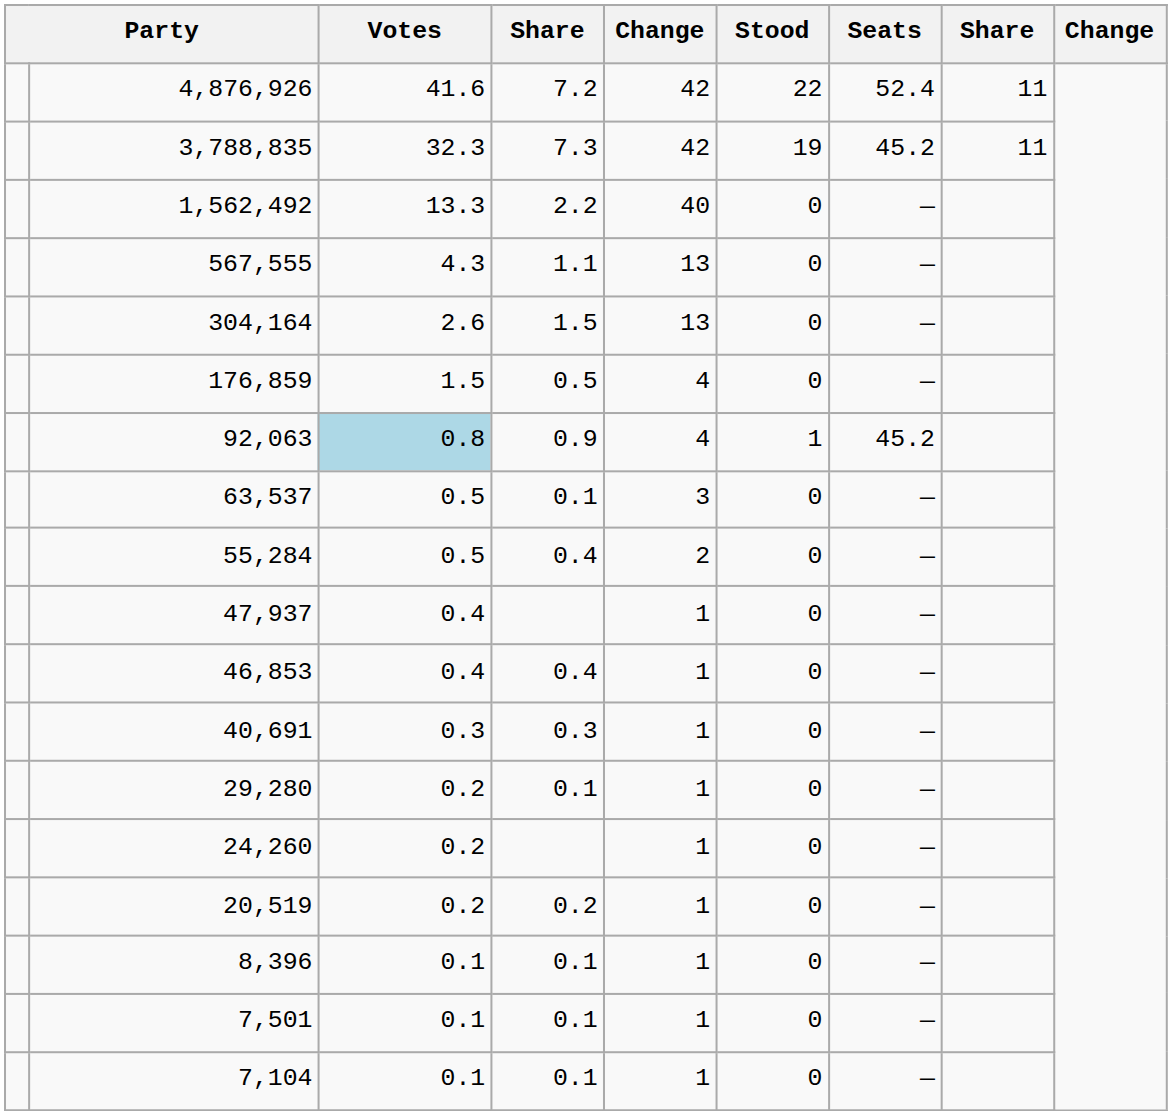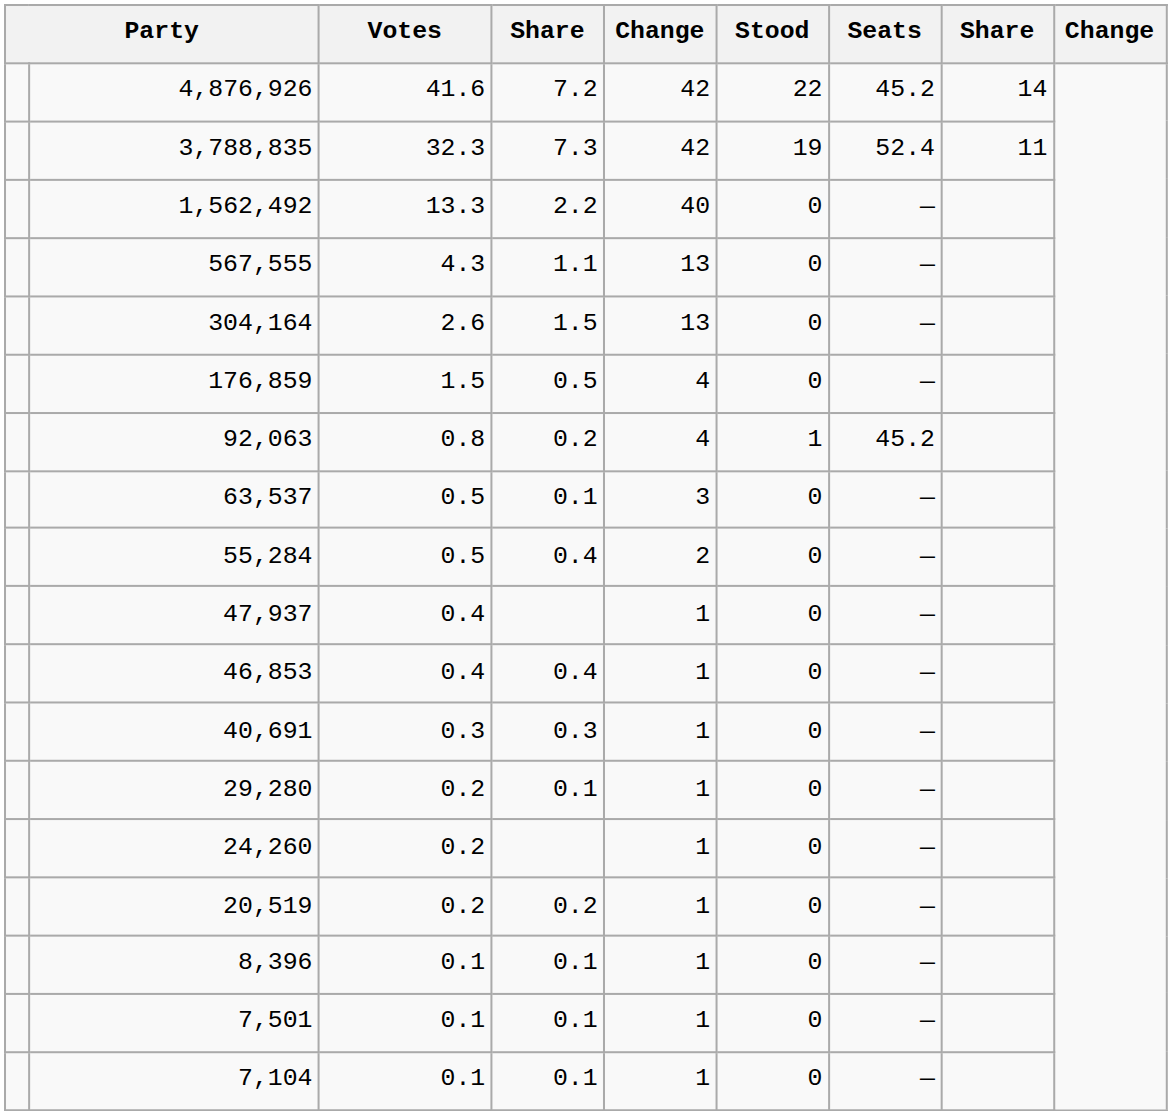(905, 92) 52.4 -> (905, 92) 45.2
(1032, 92) 11 -> (1032, 92) 14
(905, 150) 45.2 -> (905, 150) 52.4
(463, 441) lightblue background -> (463, 441) no background
(575, 441) 0.9 -> (575, 441) 0.2
